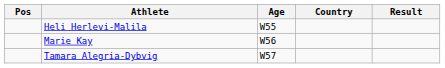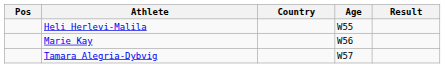columns swapped: (276, 12) <-> (334, 12)
